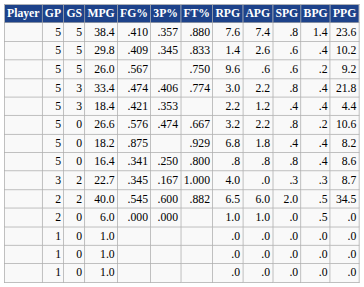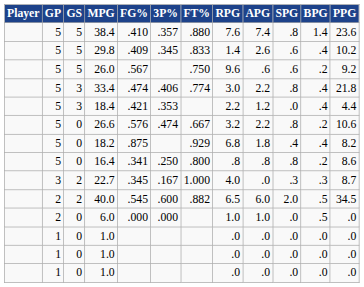(294, 106) .4 -> (294, 106) .0
(323, 161) .4 -> (323, 161) .2
